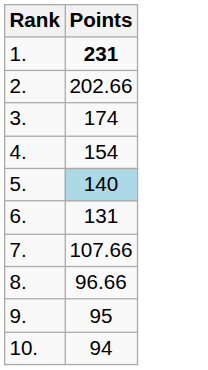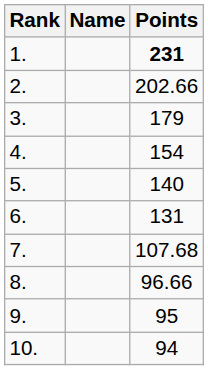+ column: (97, 20)
(101, 119) 174 -> (167, 119) 179
(101, 184) lightblue background -> (167, 184) no background
(101, 250) 107.66 -> (167, 250) 107.68
